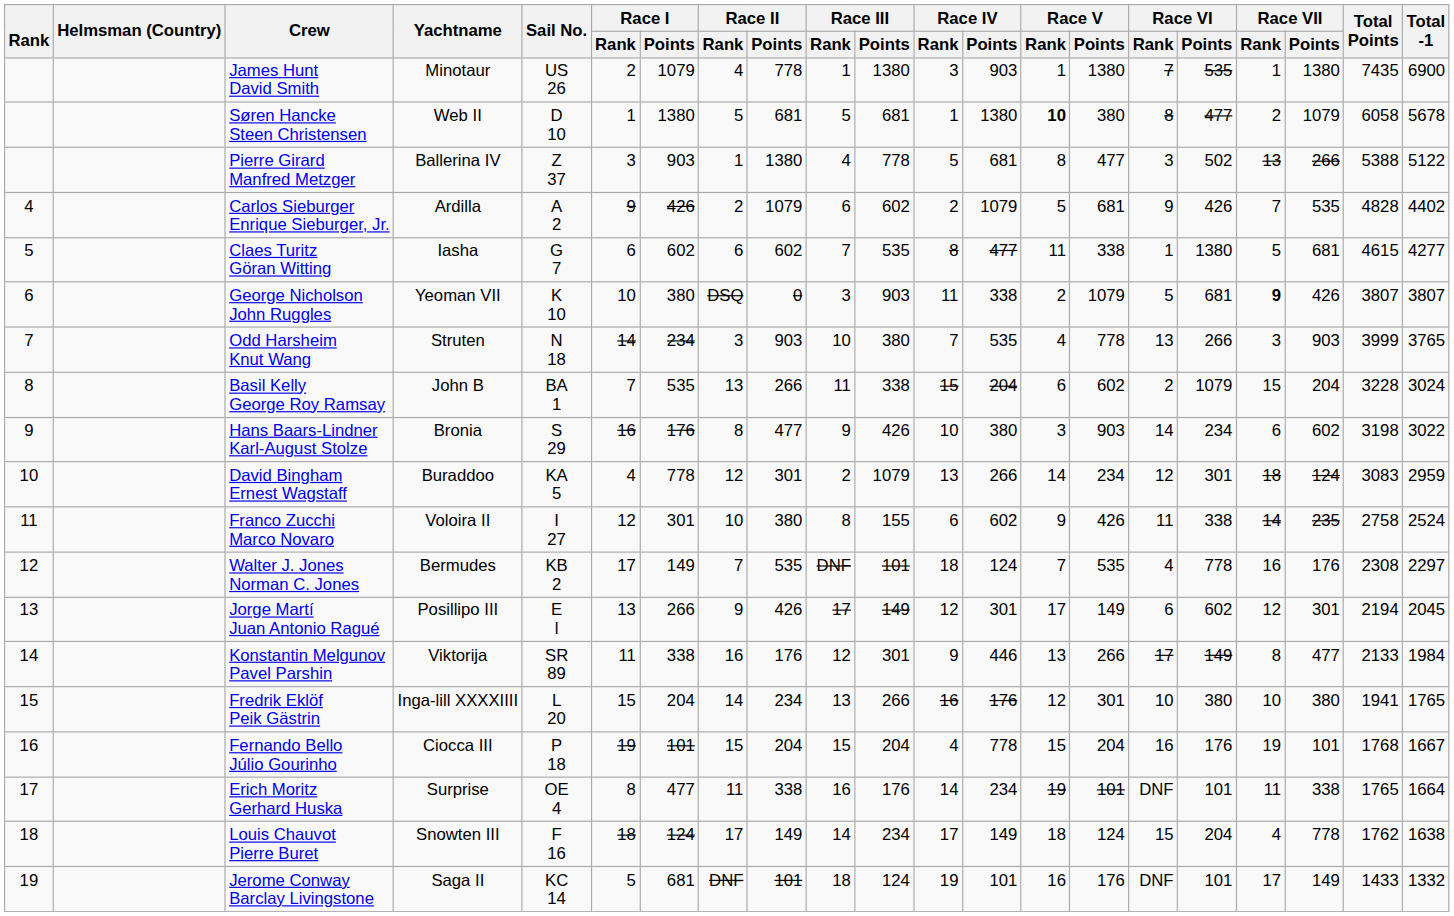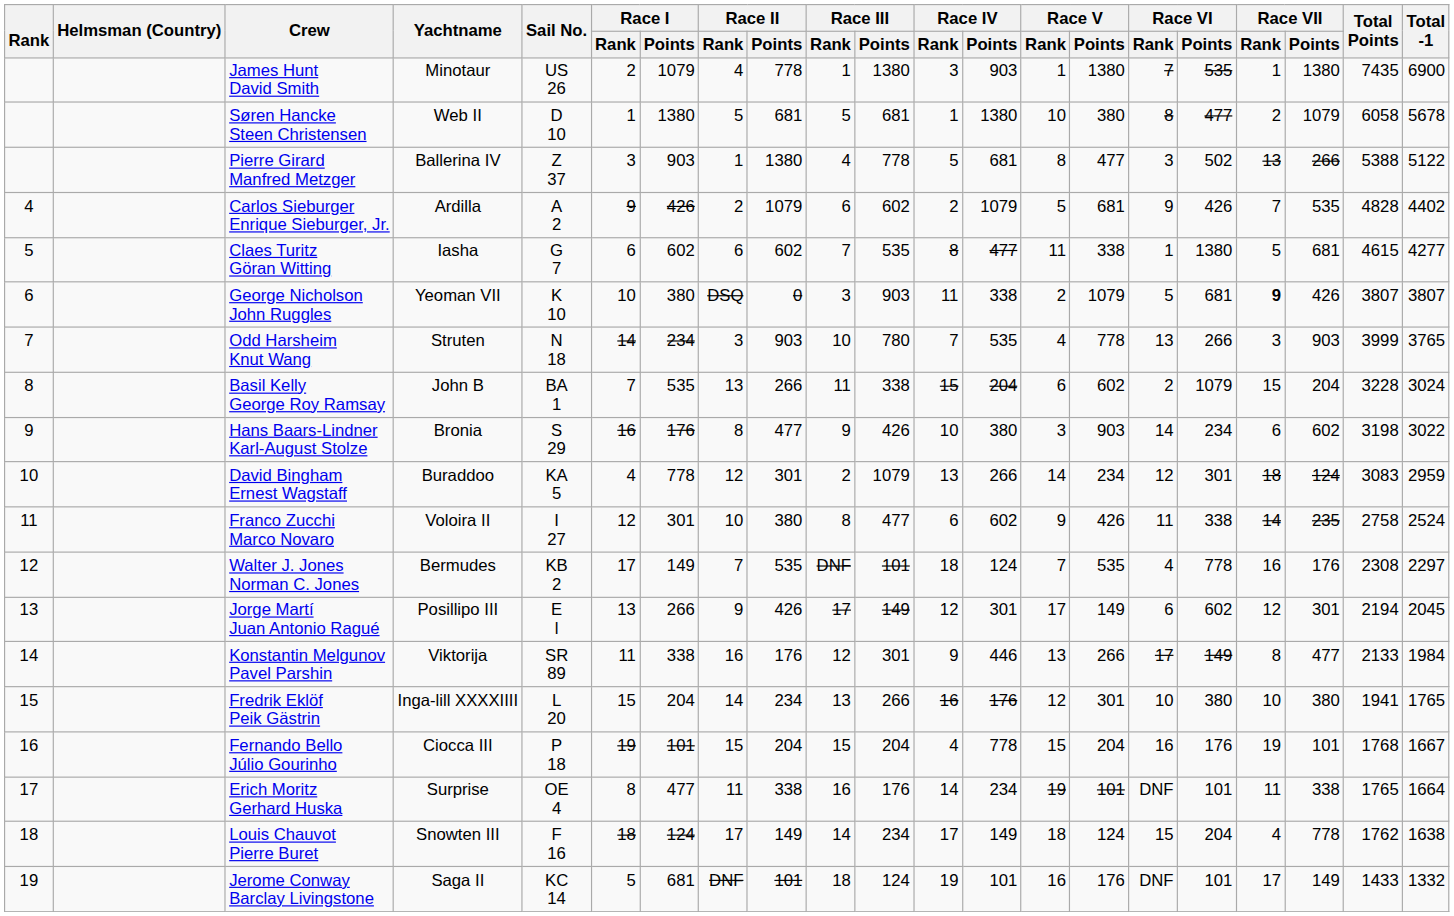(1057, 116) bold -> (1057, 116) normal
(896, 341) 380 -> (896, 341) 780
(896, 520) 155 -> (896, 520) 477
